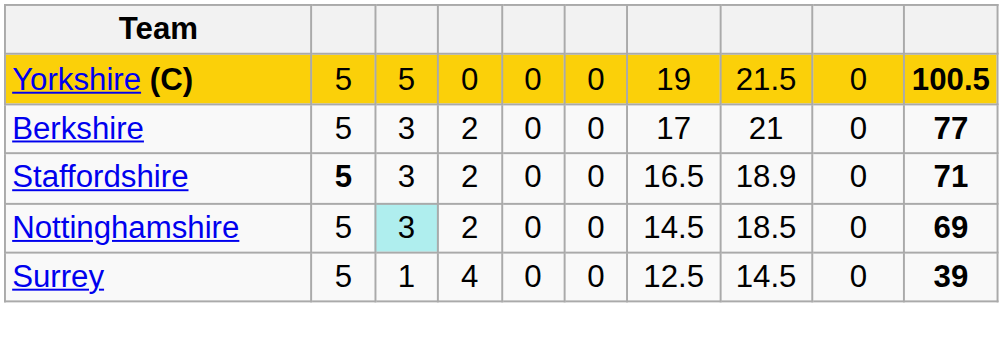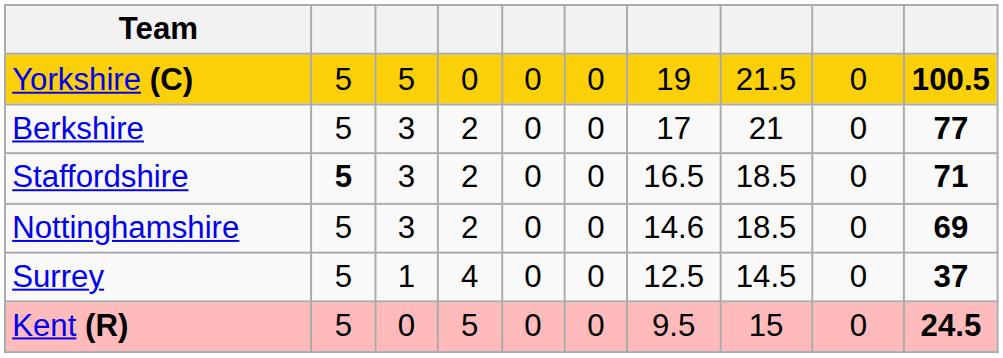(766, 177) 18.9 -> (766, 177) 18.5
(407, 227) paleturquoise background -> (407, 227) no background
(674, 227) 14.5 -> (674, 227) 14.6
(951, 276) 39 -> (951, 276) 37
+ row: (70, 326)
